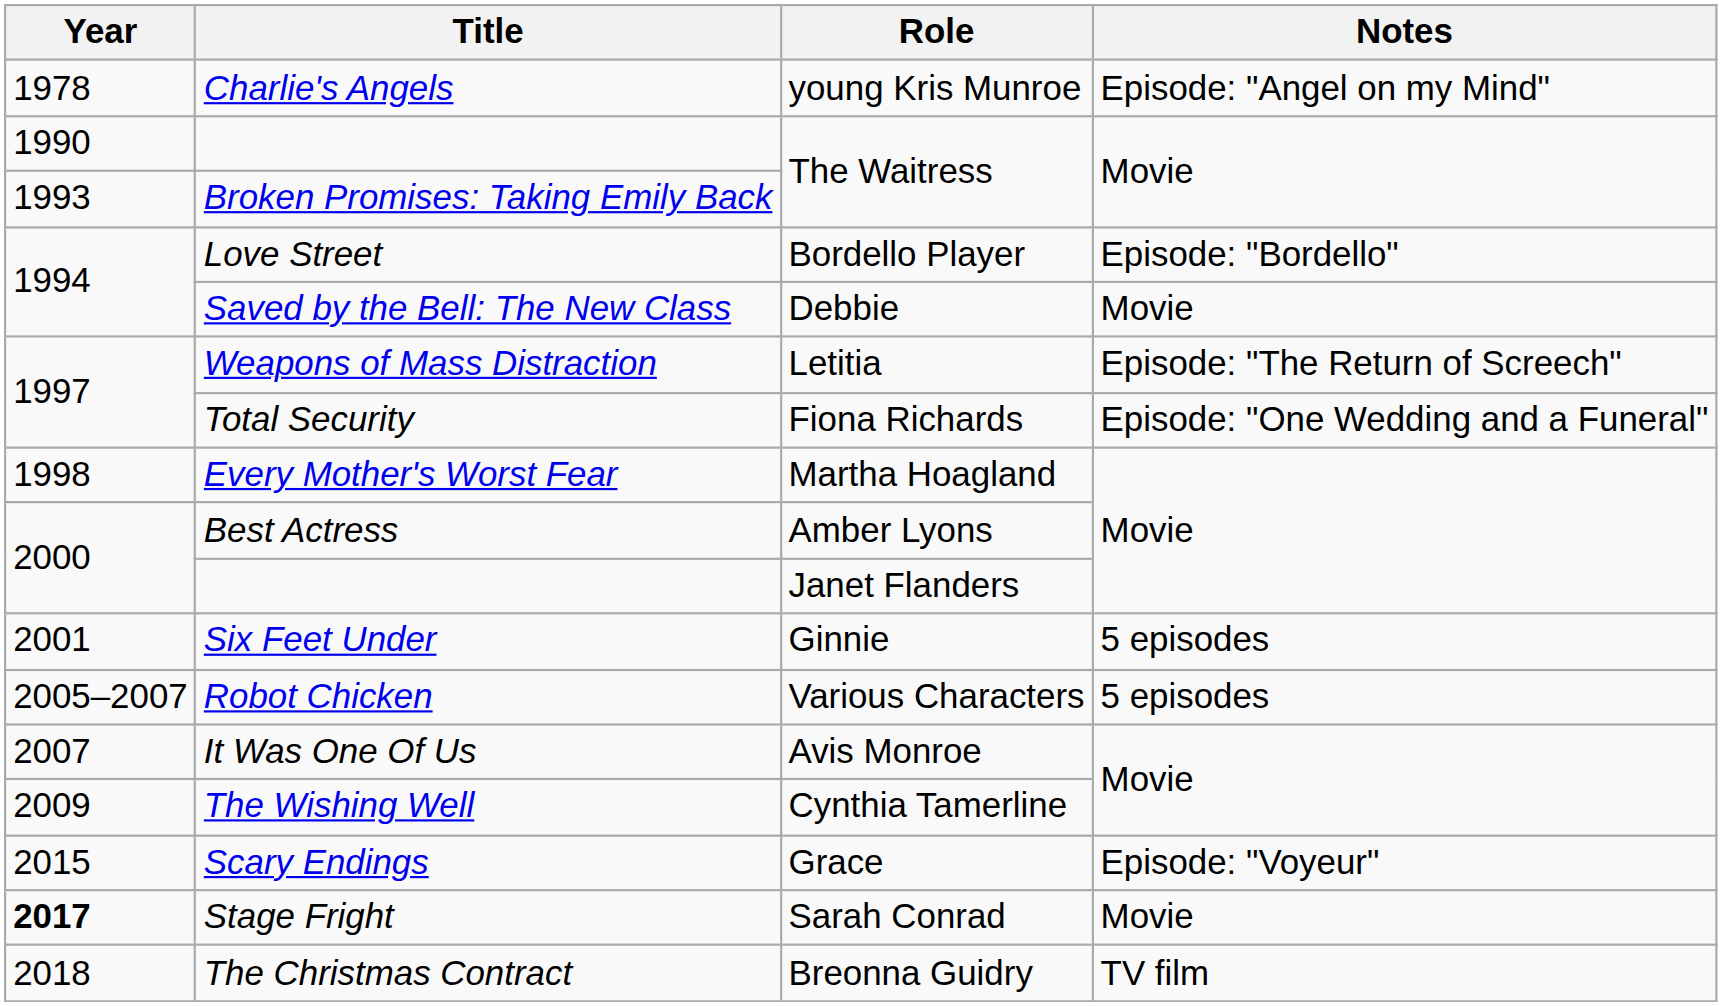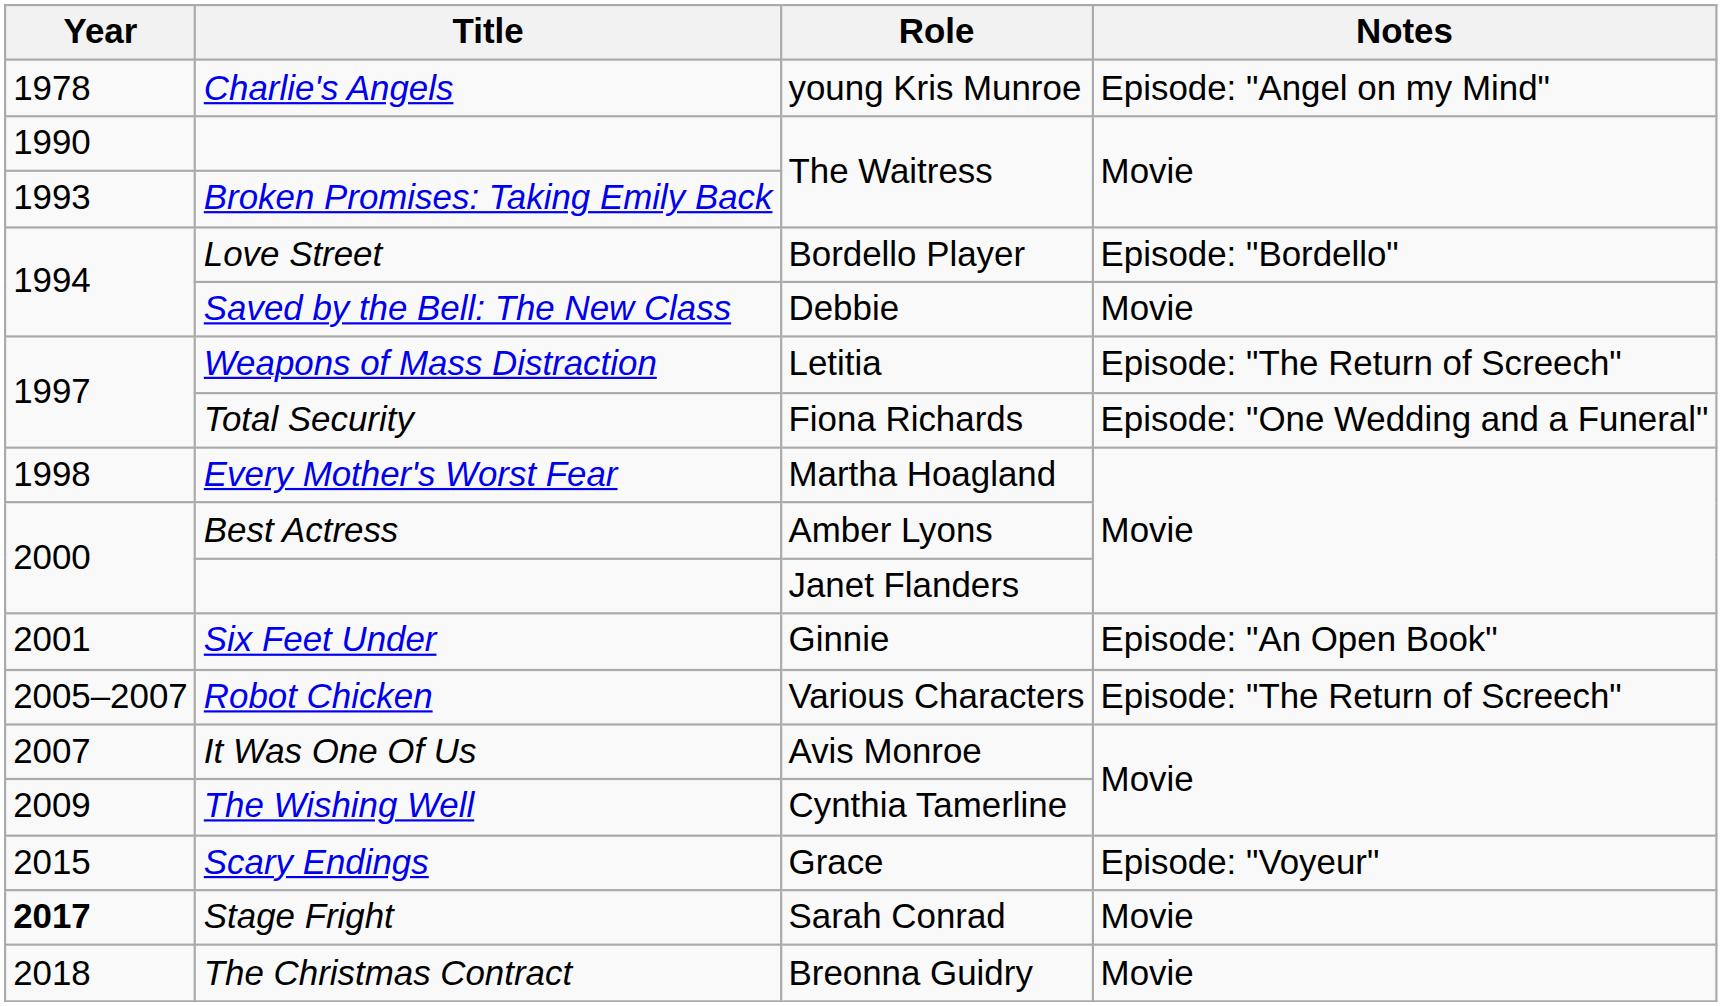(1185, 640) 5 episodes -> (1299, 640) Episode: "An Open Book"
(1185, 695) 5 episodes -> (1361, 695) Episode: "The Return of Screech"
(1155, 972) TV film -> (1147, 972) Movie
